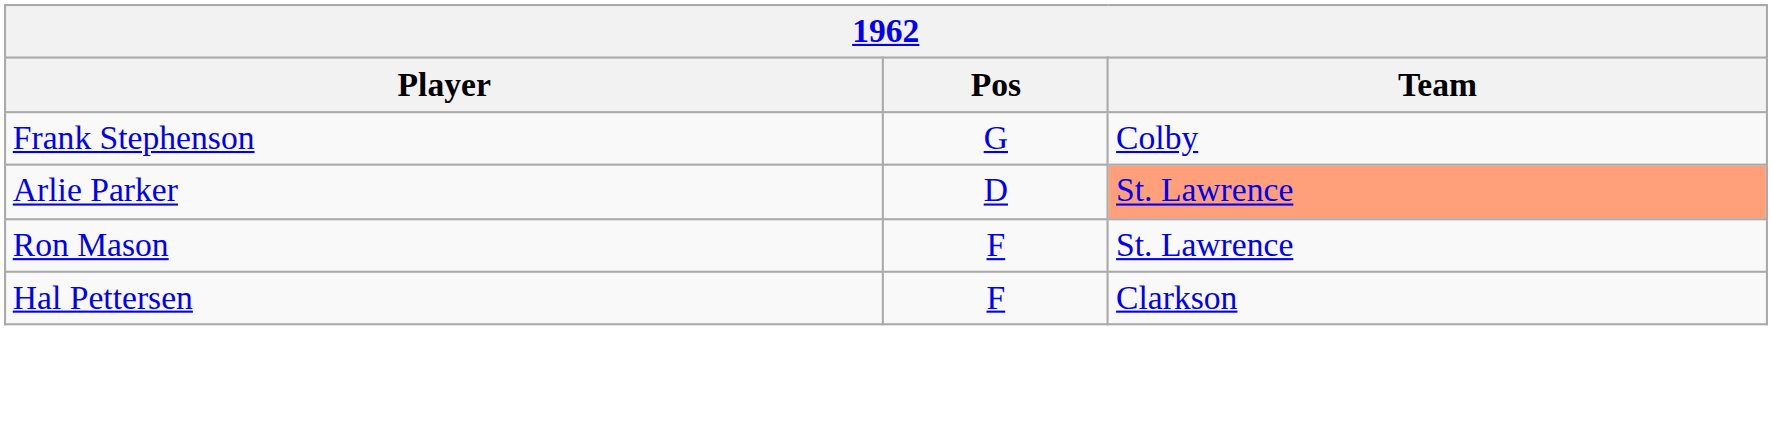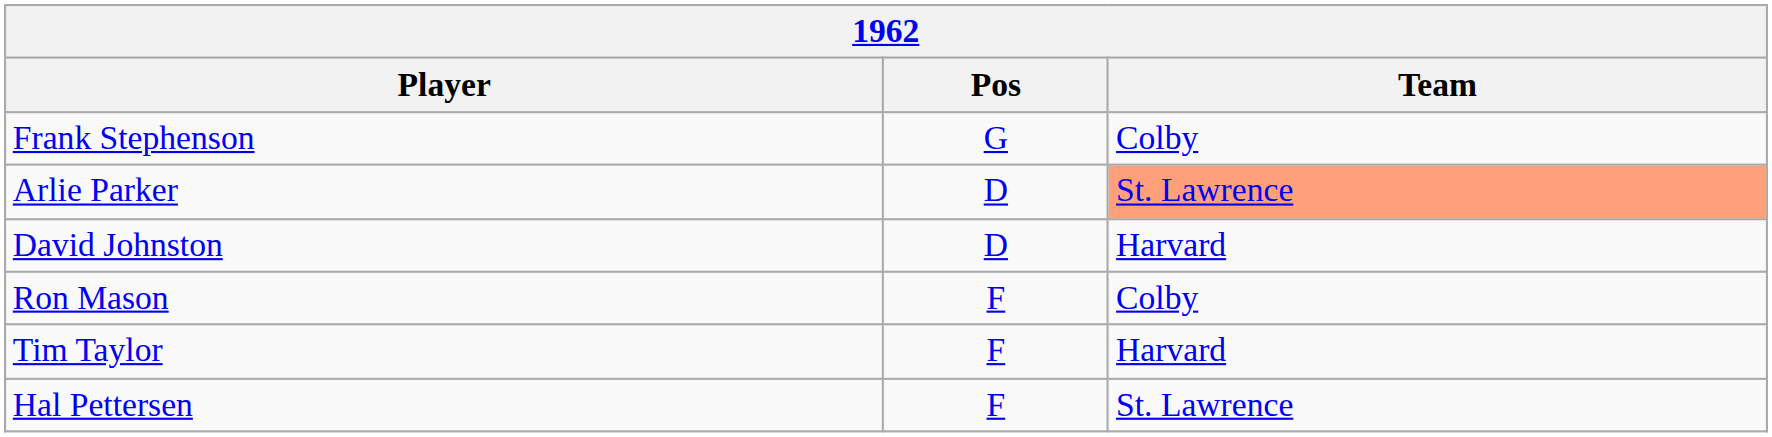+ row: (118, 244)
(1205, 244) St. Lawrence -> (1157, 297) Colby
+ row: (88, 350)
(1177, 297) Clarkson -> (1205, 404) St. Lawrence
